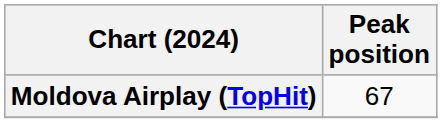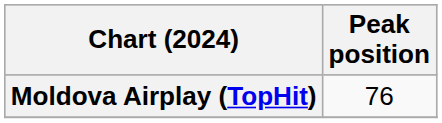(379, 95) 67 -> (379, 95) 76
